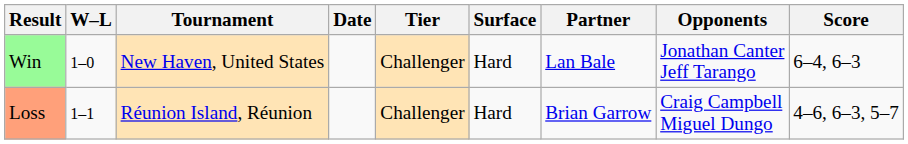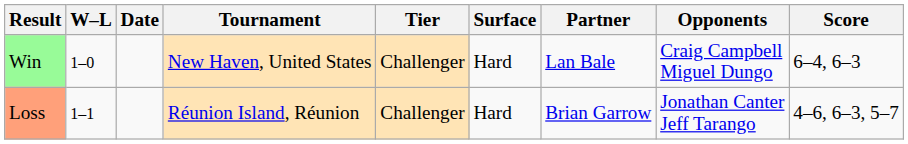columns swapped: (352, 19) <-> (222, 19)
(722, 60) Jonathan Canter Jeff Tarango -> (721, 60) Craig Campbell Miguel Dungo
(721, 113) Craig Campbell Miguel Dungo -> (722, 113) Jonathan Canter Jeff Tarango
